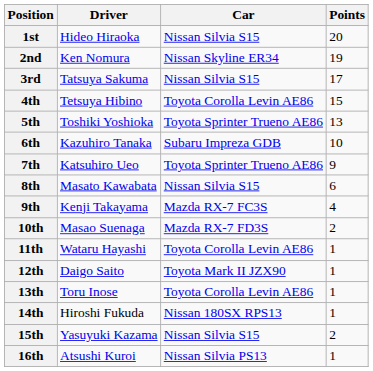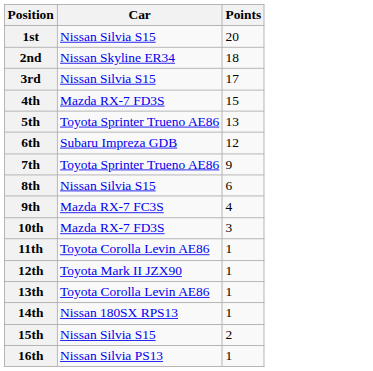- column: (109, 15)
(336, 57) 19 -> (232, 57) 18
(239, 100) Toyota Corolla Levin AE86 -> (112, 100) Mazda RX-7 FD3S
(336, 143) 10 -> (232, 143) 12
(333, 228) 2 -> (229, 228) 3
